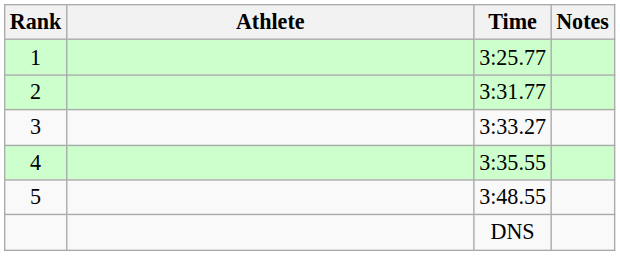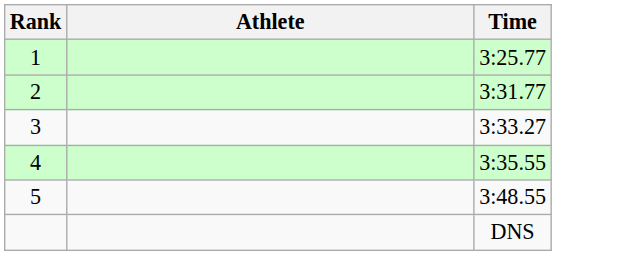- column: (583, 22)
